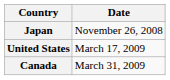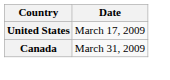- row: (38, 30)
